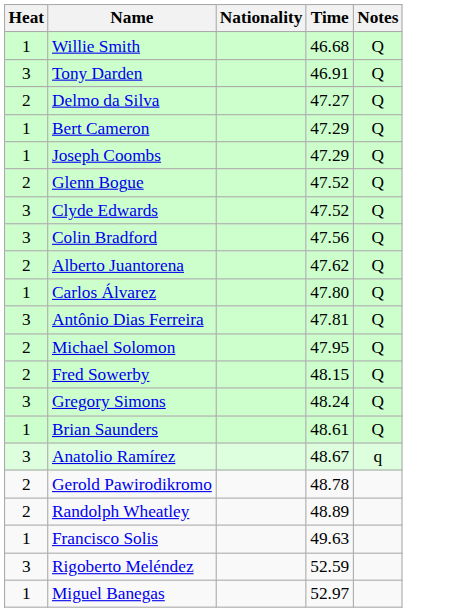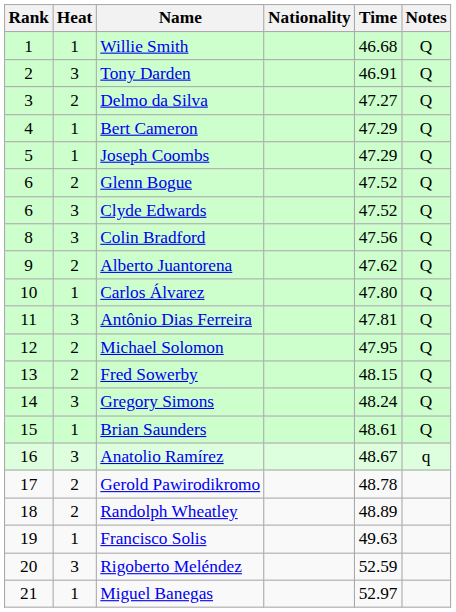+ column: (29, 18)
